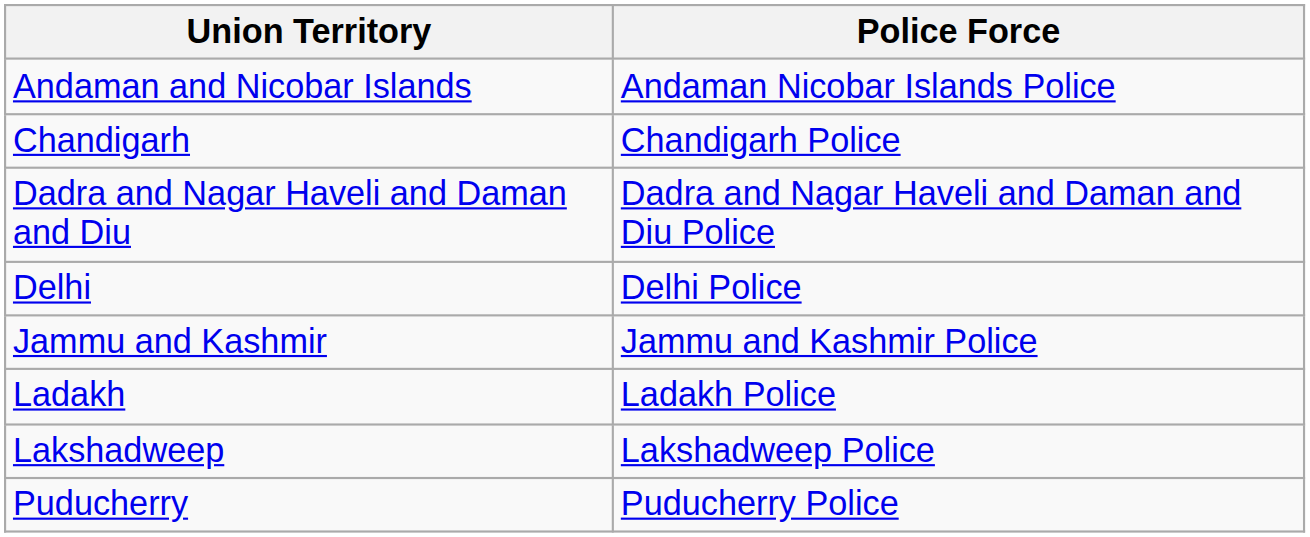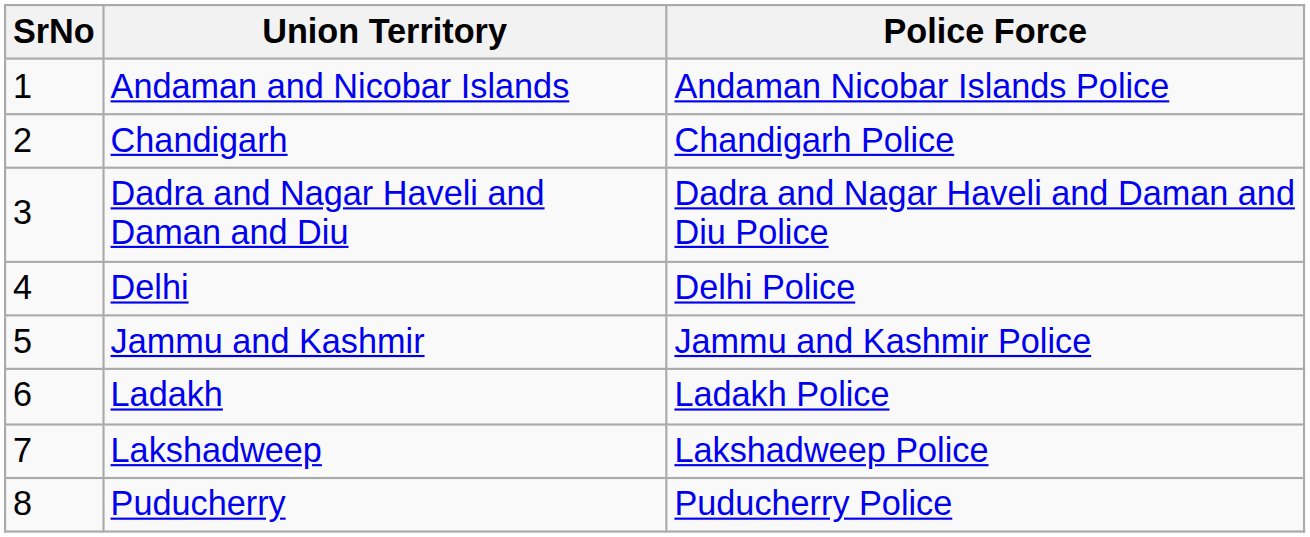+ column: (54, 31)
